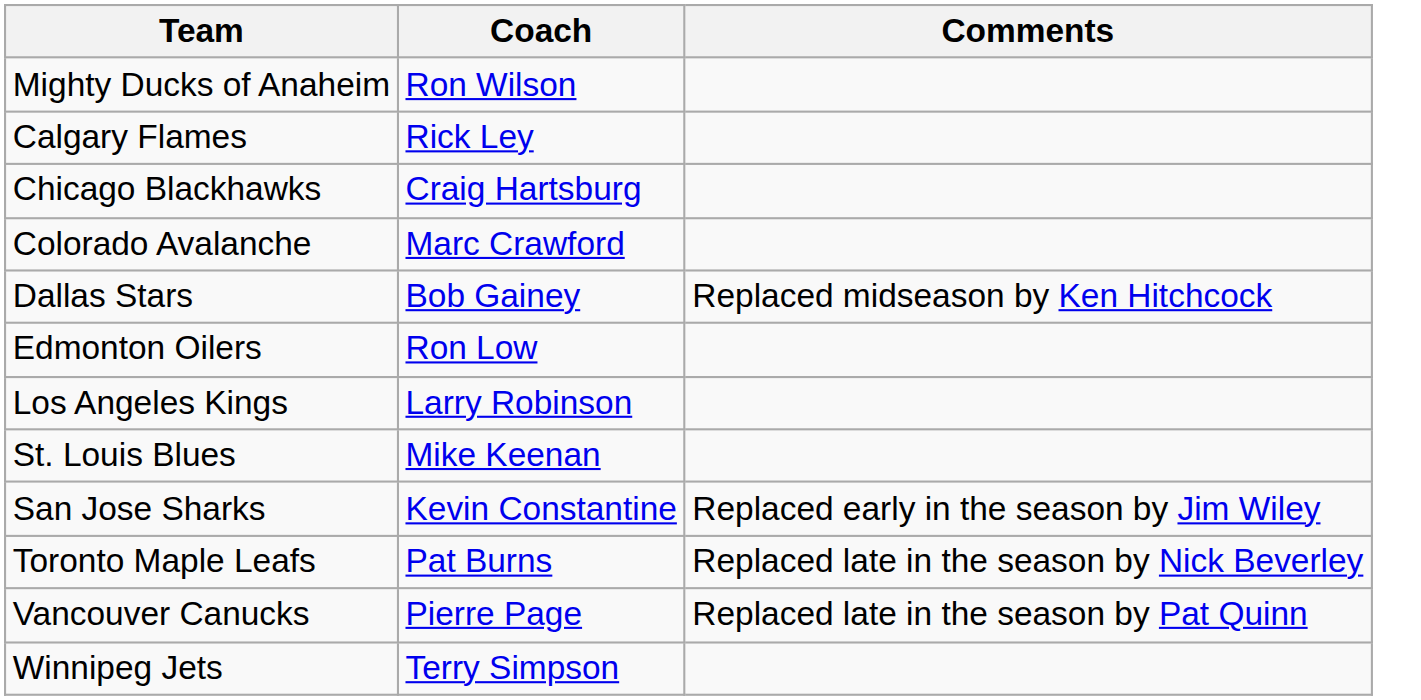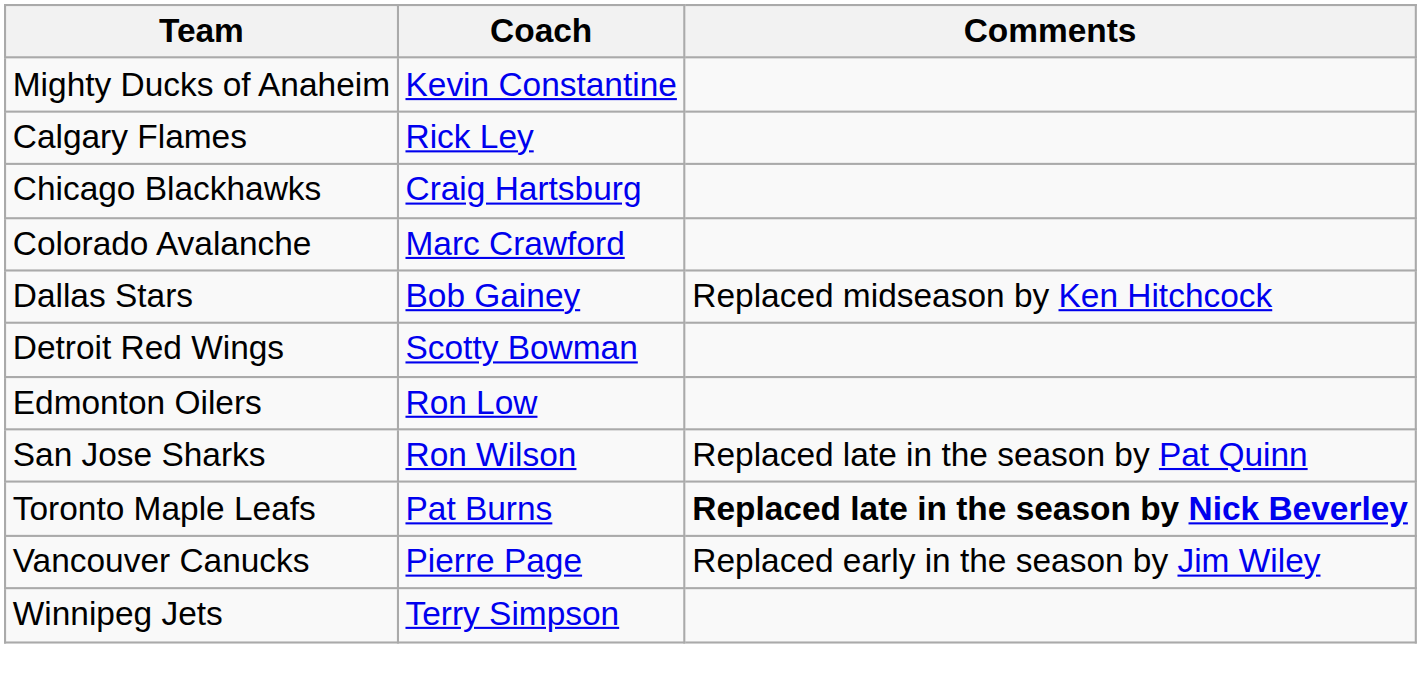(491, 84) Ron Wilson -> (541, 84) Kevin Constantine
+ row: (148, 349)
- row: (150, 402)
- row: (124, 455)
(541, 508) Kevin Constantine -> (491, 455) Ron Wilson
(1006, 508) Replaced early in the season by Jim Wiley -> (1000, 455) Replaced late in the season by Pat Quinn
(1028, 561) normal -> (1050, 508) bold
(1000, 614) Replaced late in the season by Pat Quinn -> (1006, 561) Replaced early in the season by Jim Wiley
